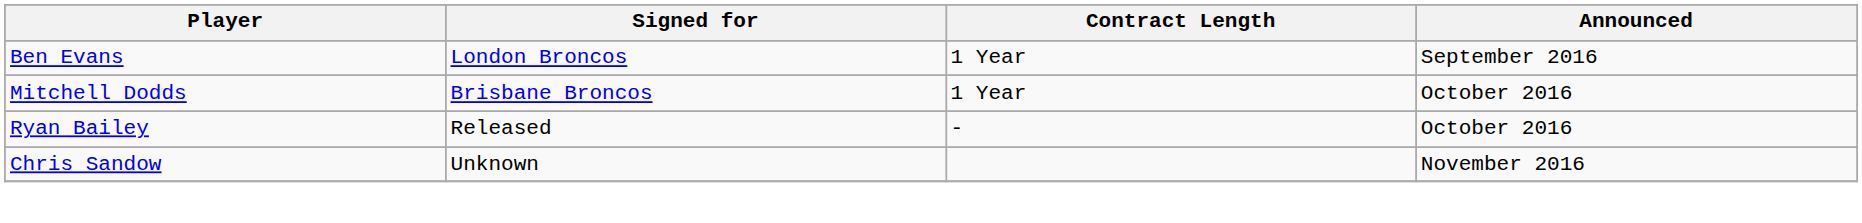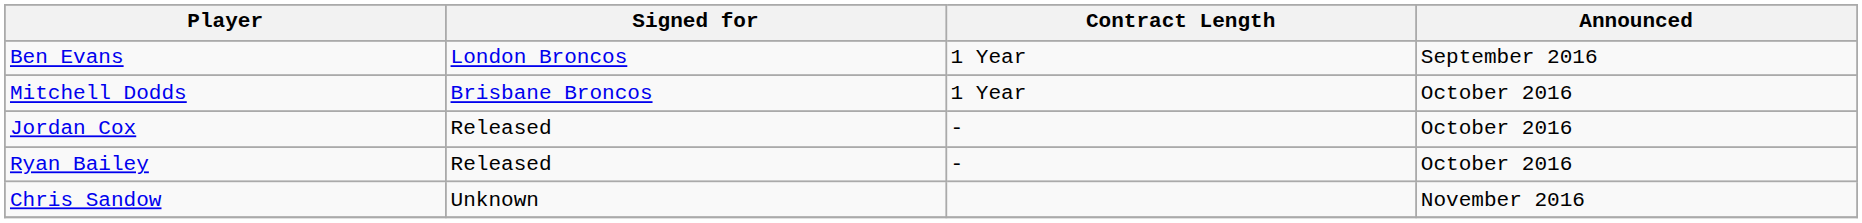+ row: (73, 128)
